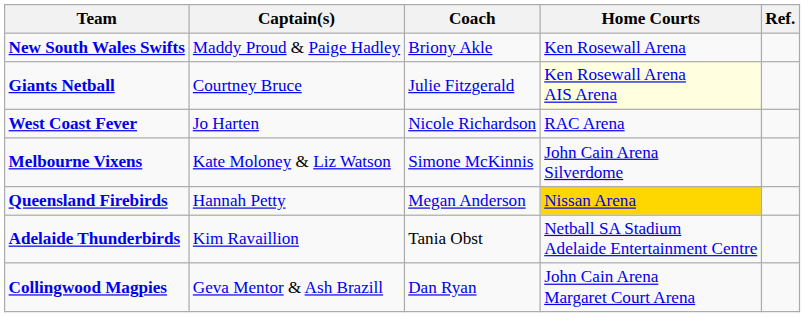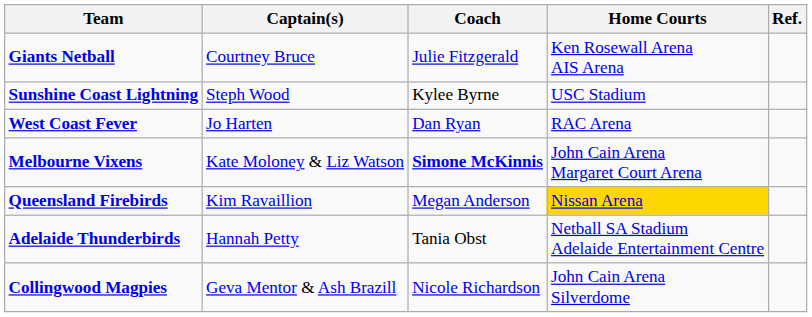- row: (97, 47)
(615, 85) lightyellow background -> (622, 57) no background
+ row: (103, 95)
(472, 124) Nicole Richardson -> (446, 124) Dan Ryan
(471, 162) normal -> (478, 162) bold
(601, 162) John Cain Arena Silverdome -> (627, 162) John Cain Arena Margaret Court Arena
(239, 200) Hannah Petty -> (259, 200) Kim Ravaillion
(246, 239) Kim Ravaillion -> (252, 239) Hannah Petty
(442, 287) Dan Ryan -> (476, 287) Nicole Richardson
(620, 287) John Cain Arena Margaret Court Arena -> (608, 287) John Cain Arena Silverdome
